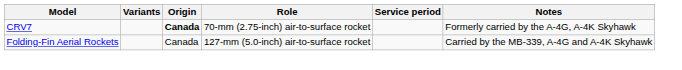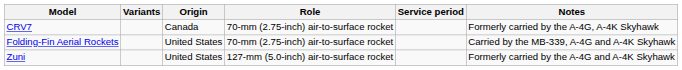(182, 27) bold -> (182, 27) normal
(182, 42) Canada -> (194, 42) United States
(287, 42) 127-mm (5.0-inch) air-to-surface rocket -> (310, 42) 70-mm (2.75-inch) air-to-surface rocket
+ row: (16, 57)
